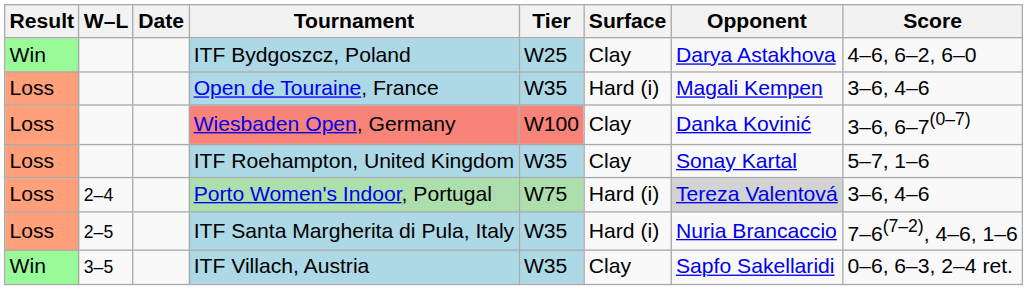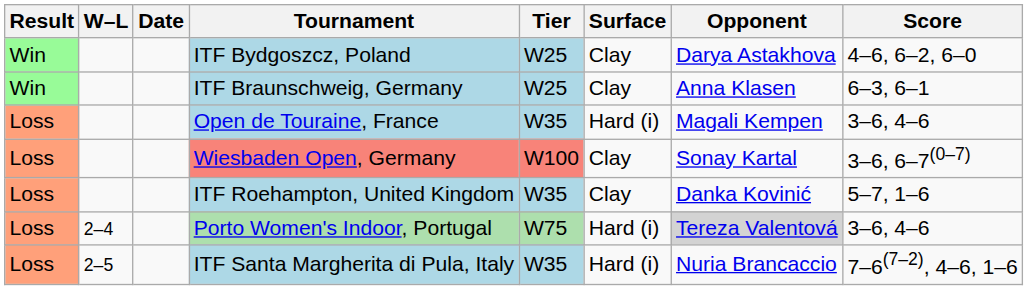+ row: (328, 88)
(744, 124) Danka Kovinić -> (736, 158) Sonay Kartal
(736, 160) Sonay Kartal -> (744, 194) Danka Kovinić
- row: (282, 267)
